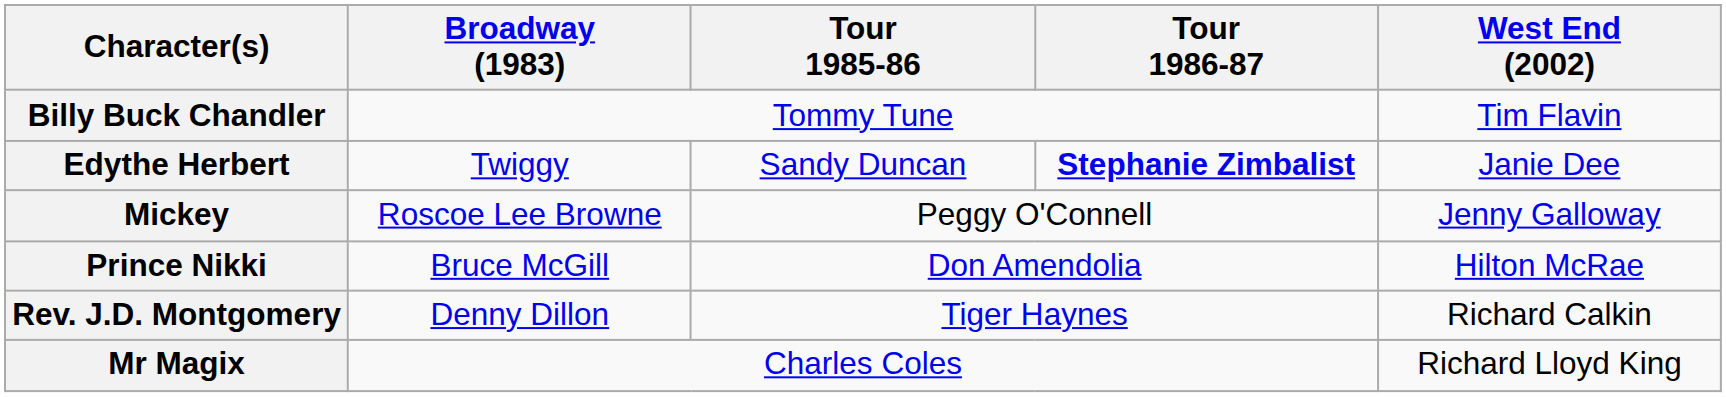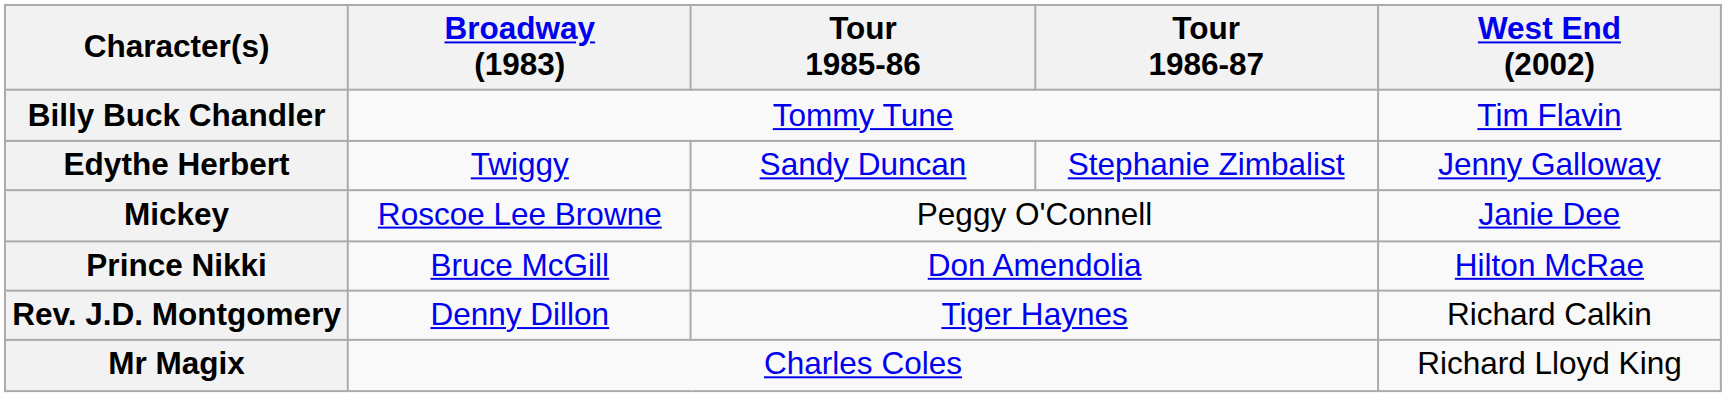(1206, 164) bold -> (1206, 164) normal
(1549, 164) Janie Dee -> (1549, 164) Jenny Galloway
(1549, 214) Jenny Galloway -> (1549, 214) Janie Dee
